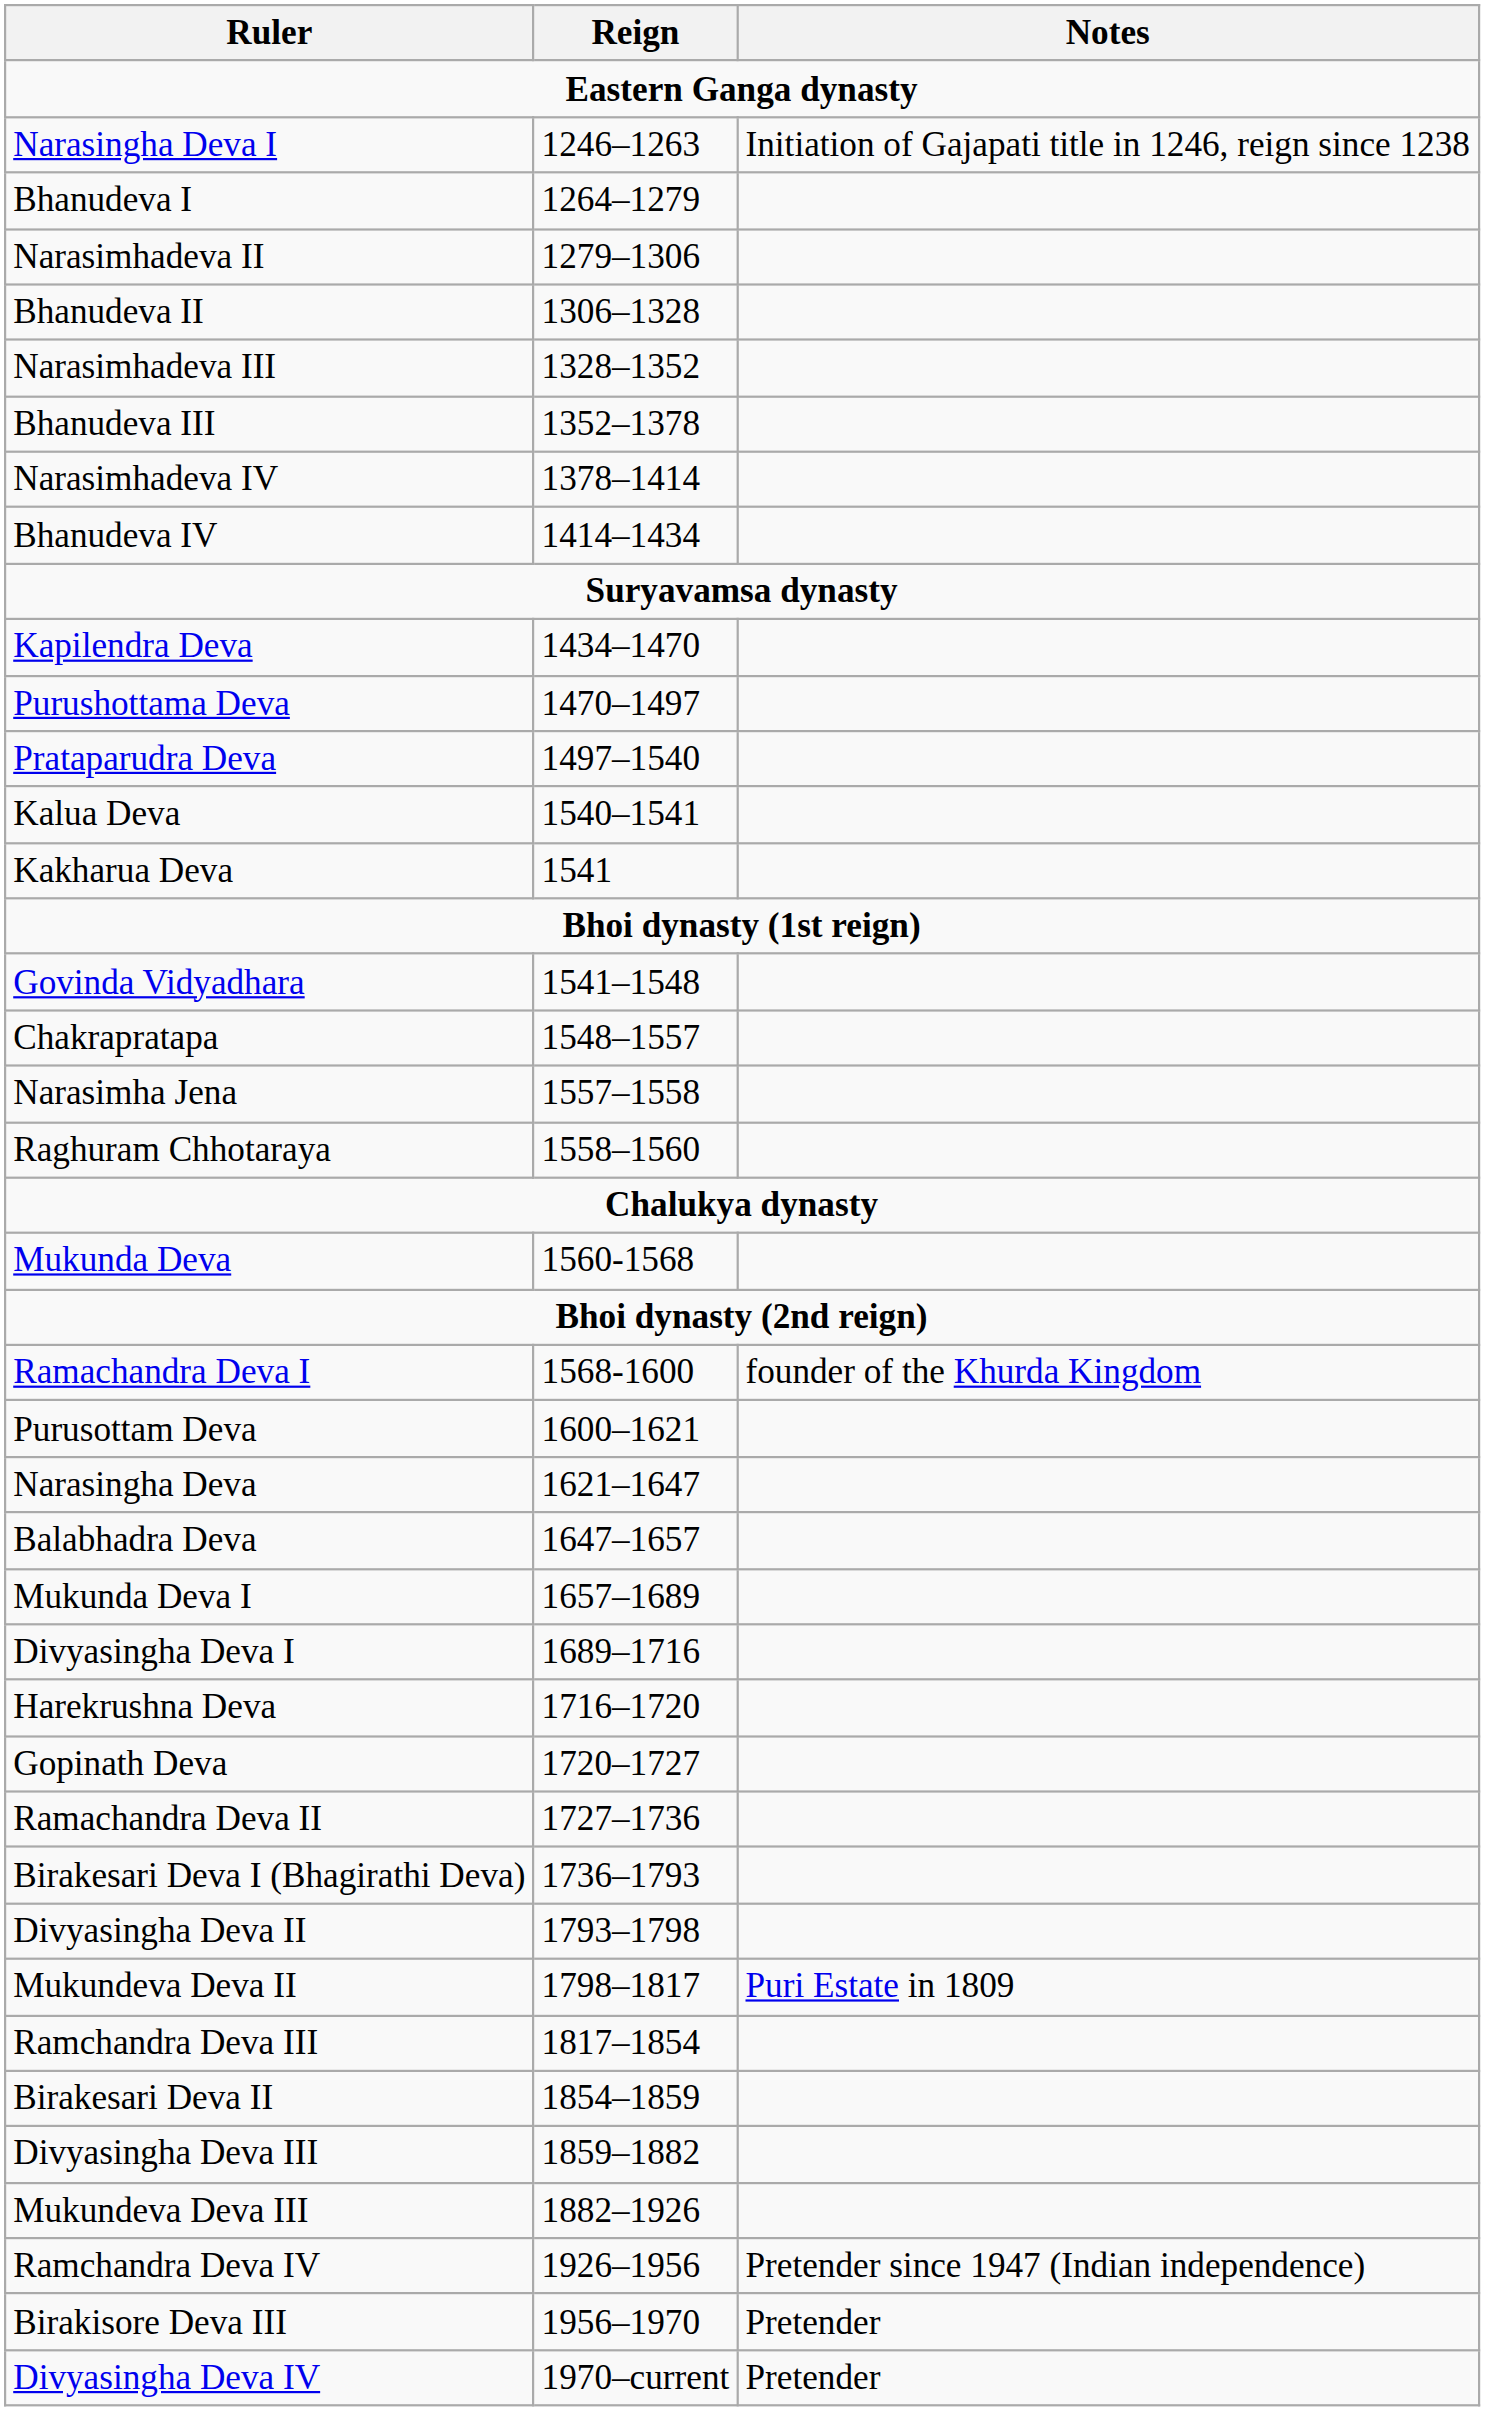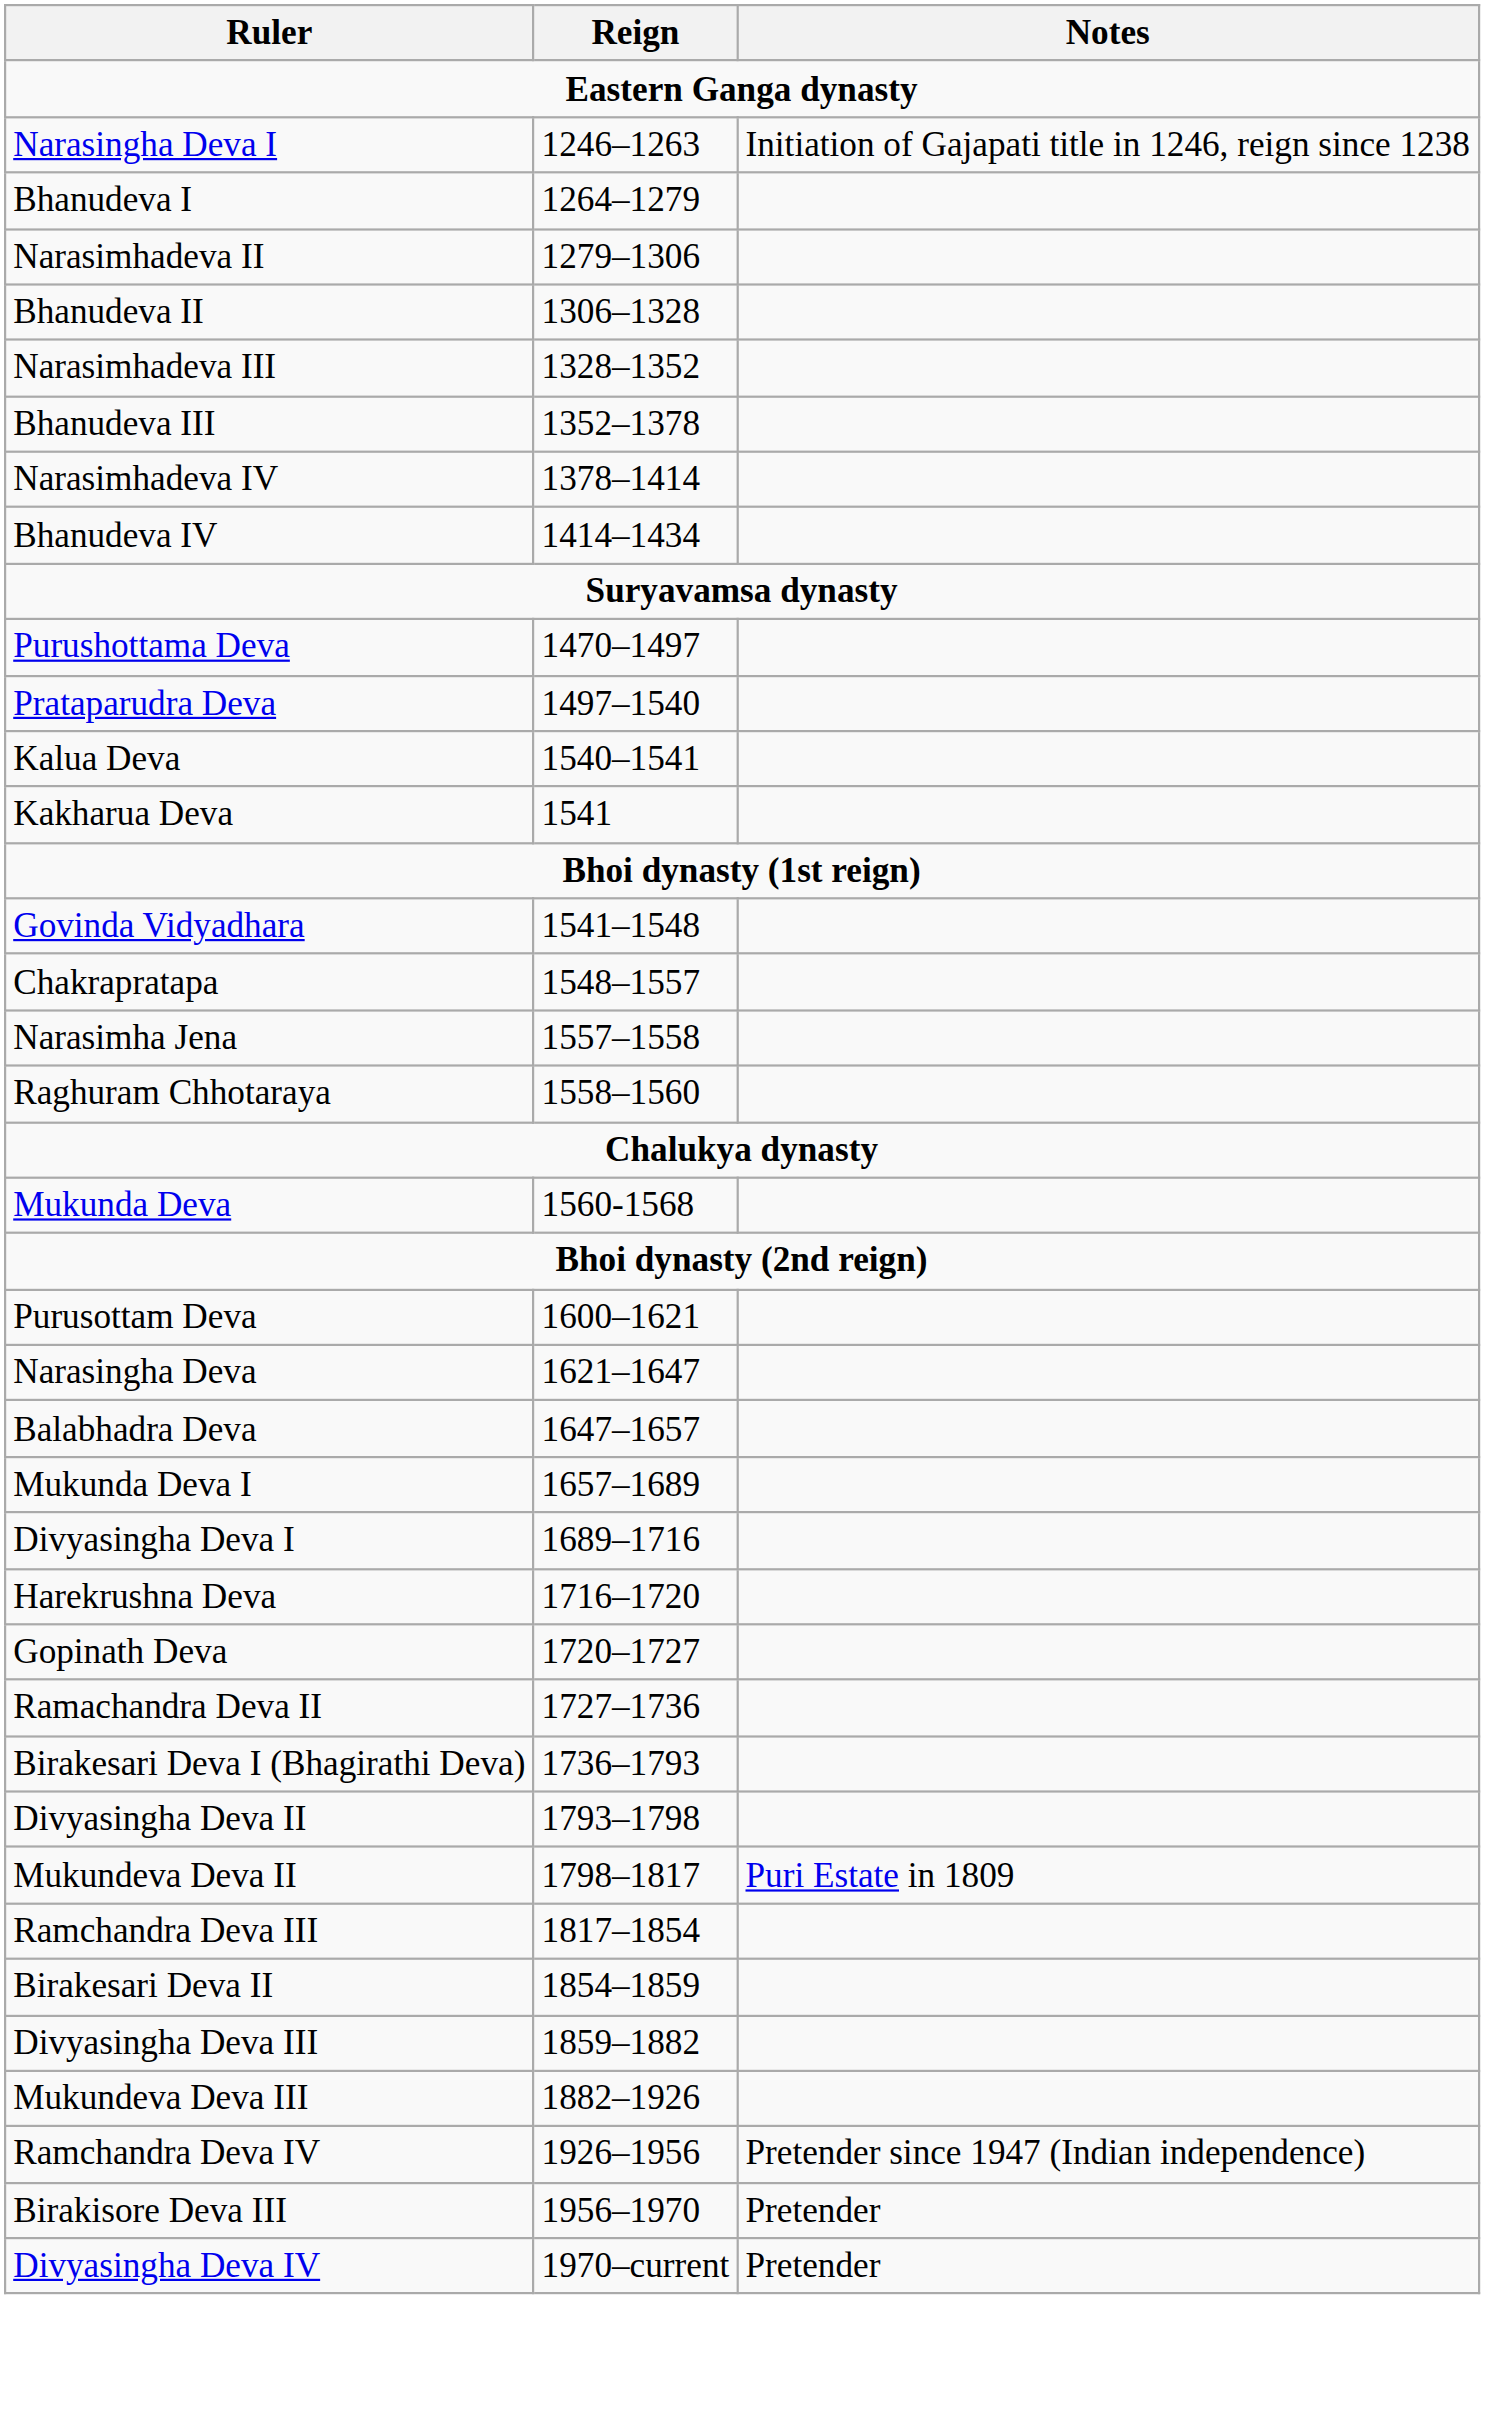- row: (133, 646)
- row: (162, 1372)
